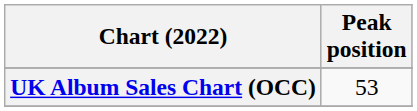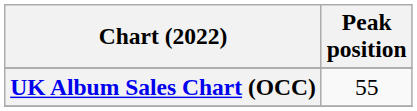(367, 86) 53 -> (367, 86) 55
